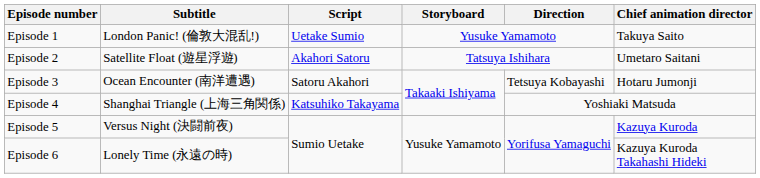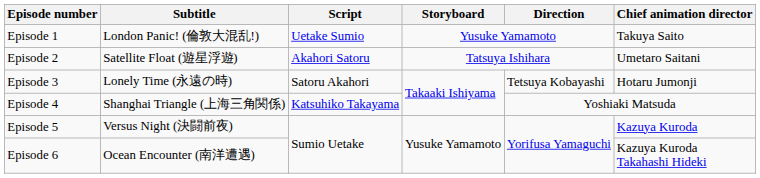(179, 81) Ocean Encounter (南洋遭遇) -> (168, 81) Lonely Time (永遠の時)
(168, 155) Lonely Time (永遠の時) -> (179, 155) Ocean Encounter (南洋遭遇)
